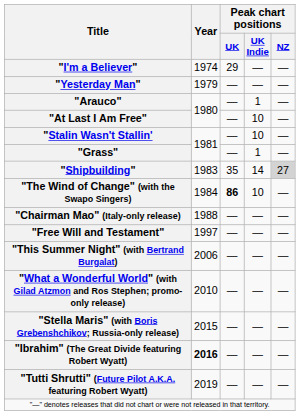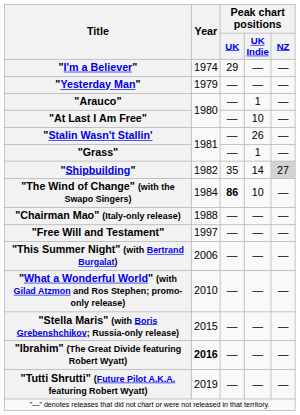(258, 136) 10 -> (258, 136) 26
(206, 170) 1983 -> (206, 170) 1982
